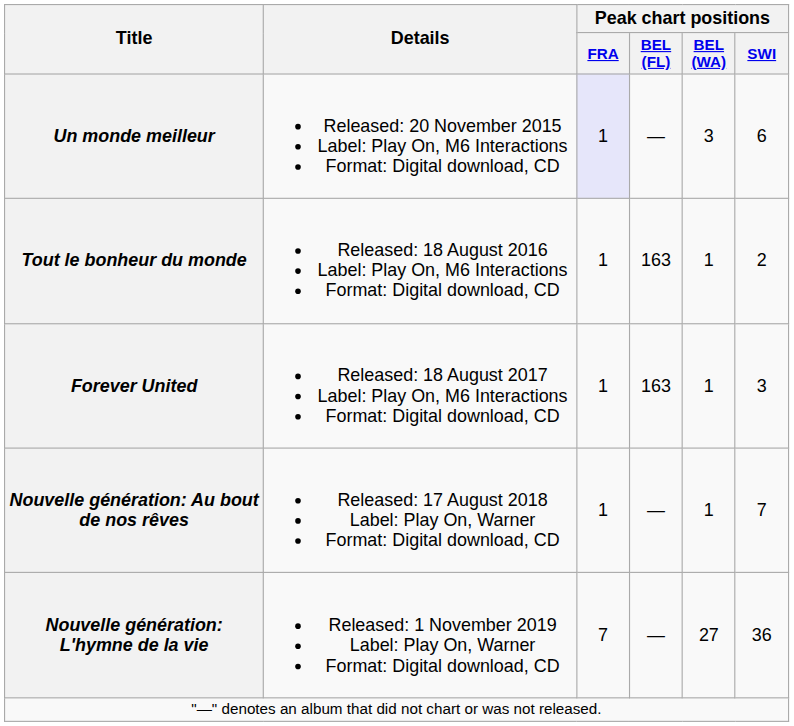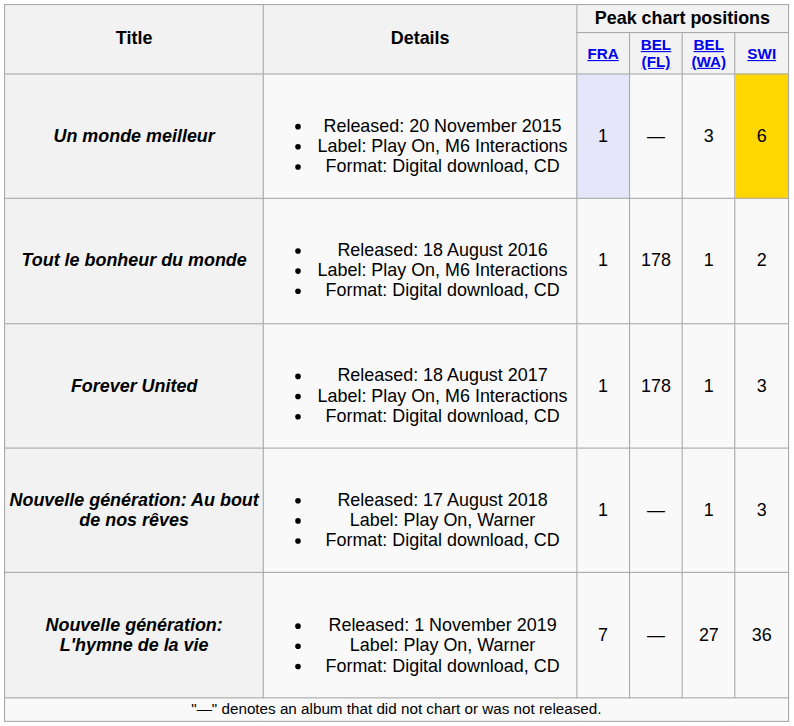(762, 136) no background -> (762, 136) gold background
(656, 260) 163 -> (656, 260) 178
(656, 385) 163 -> (656, 385) 178
(762, 510) 7 -> (762, 510) 3
